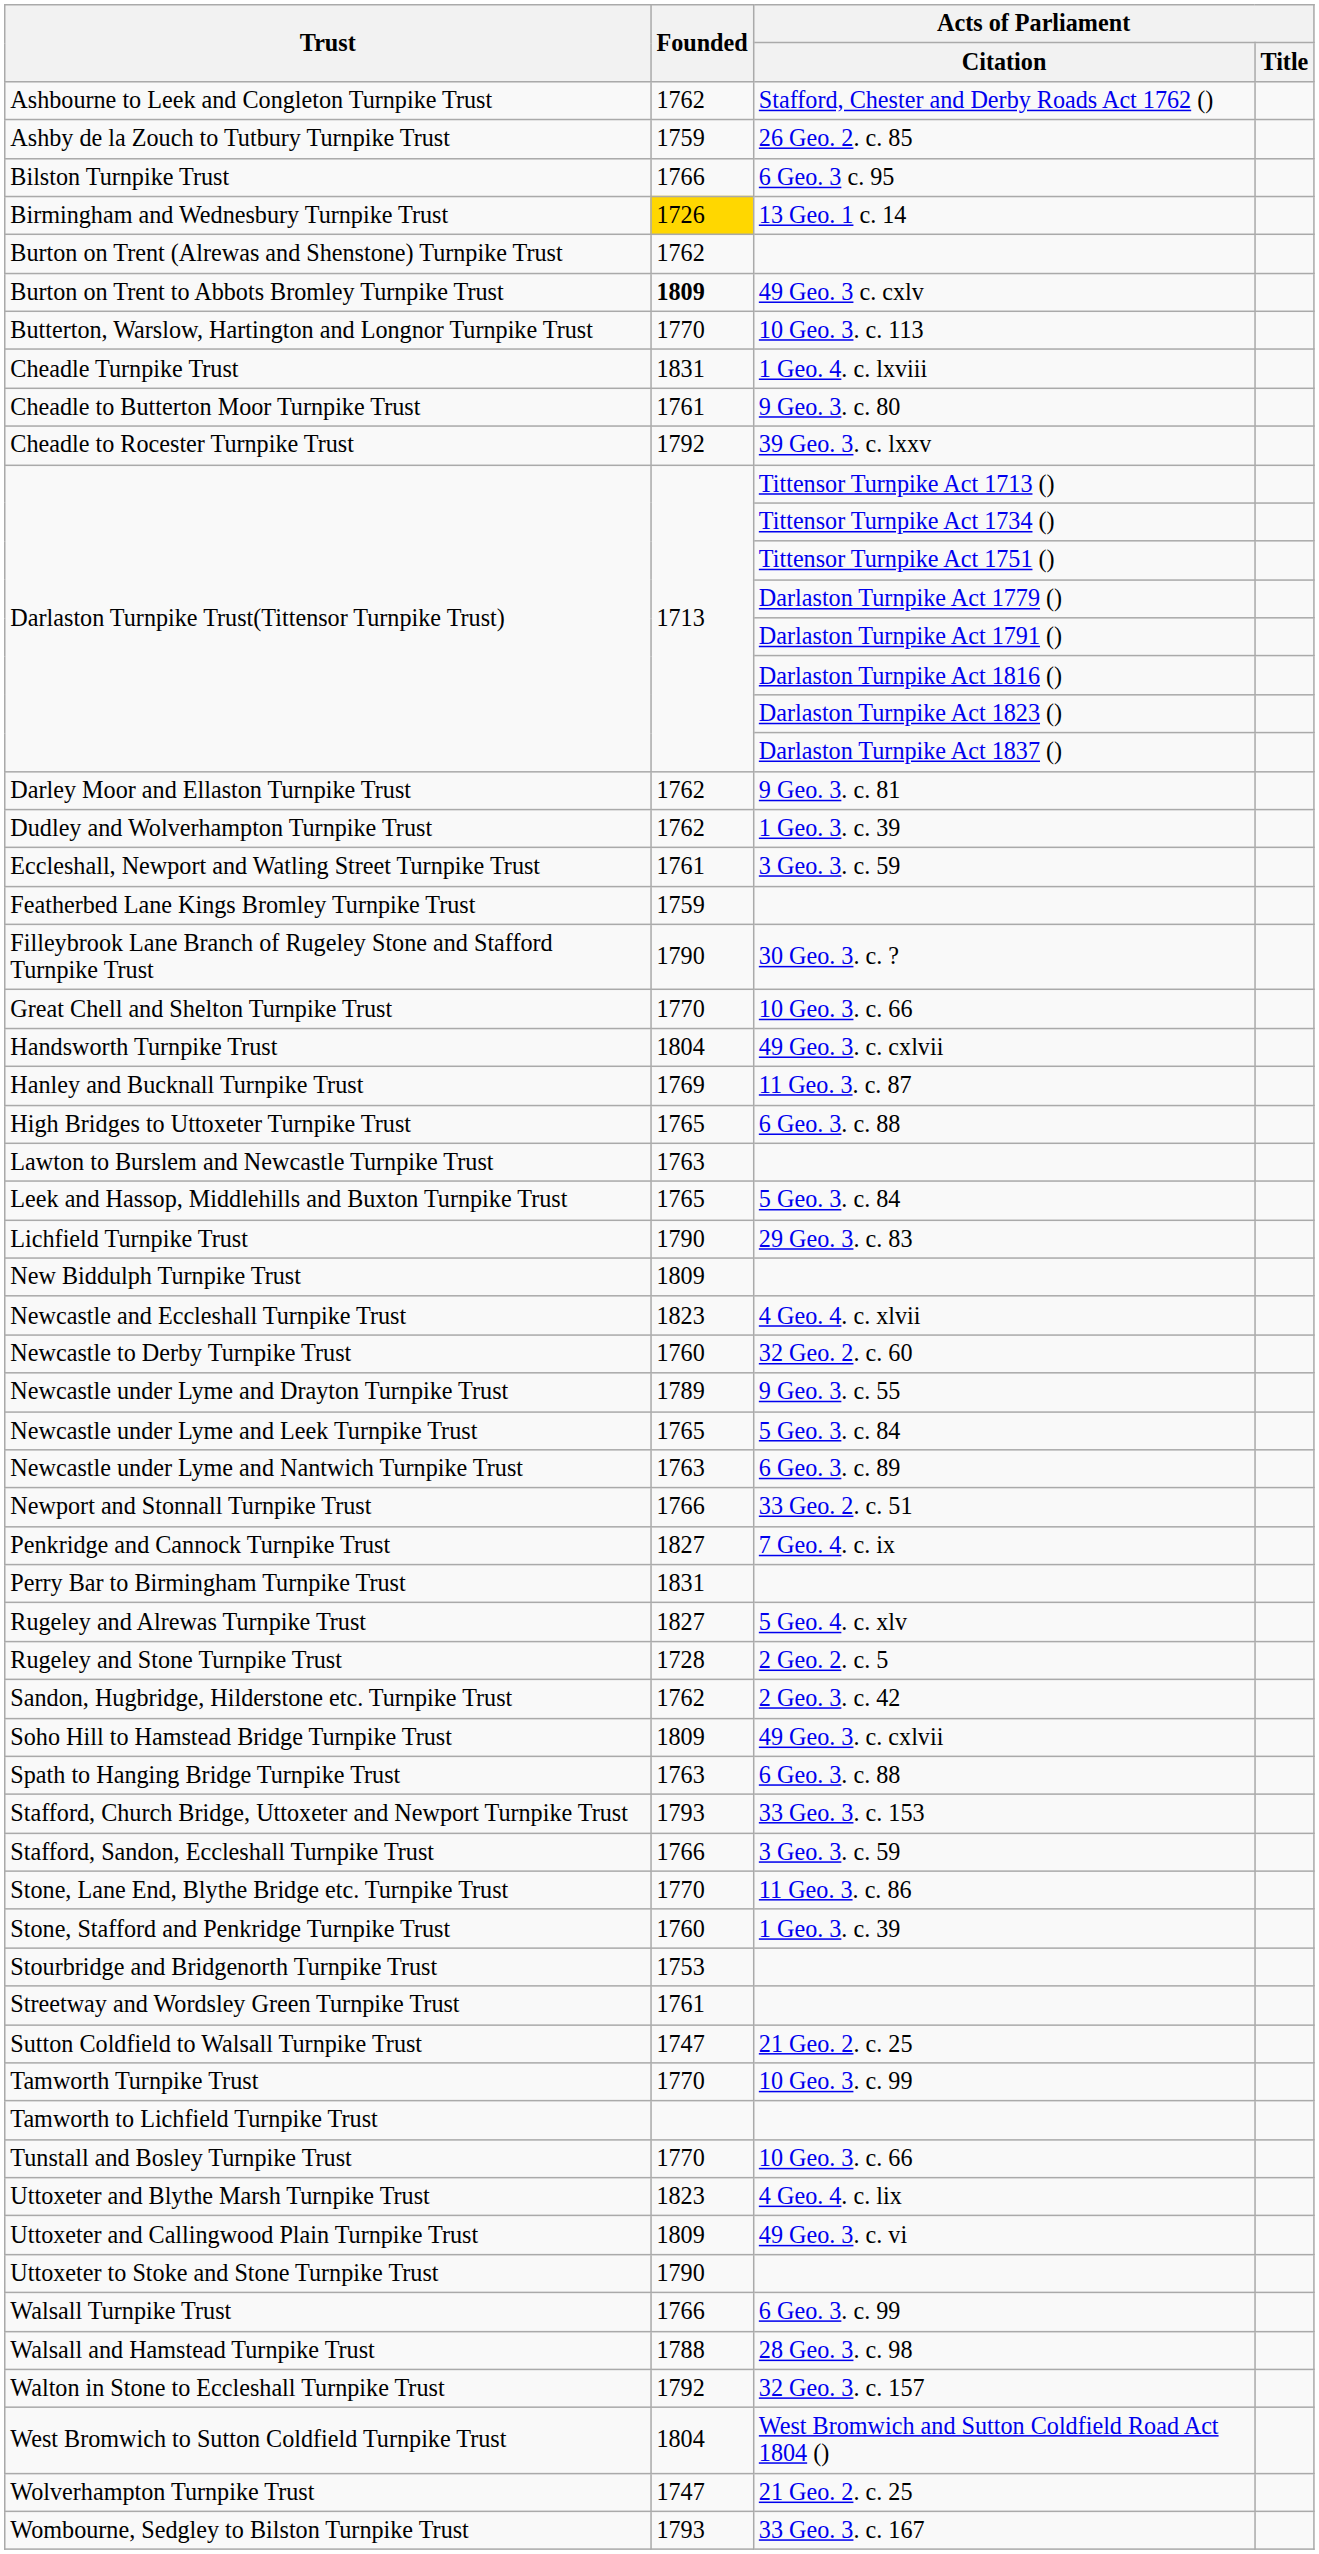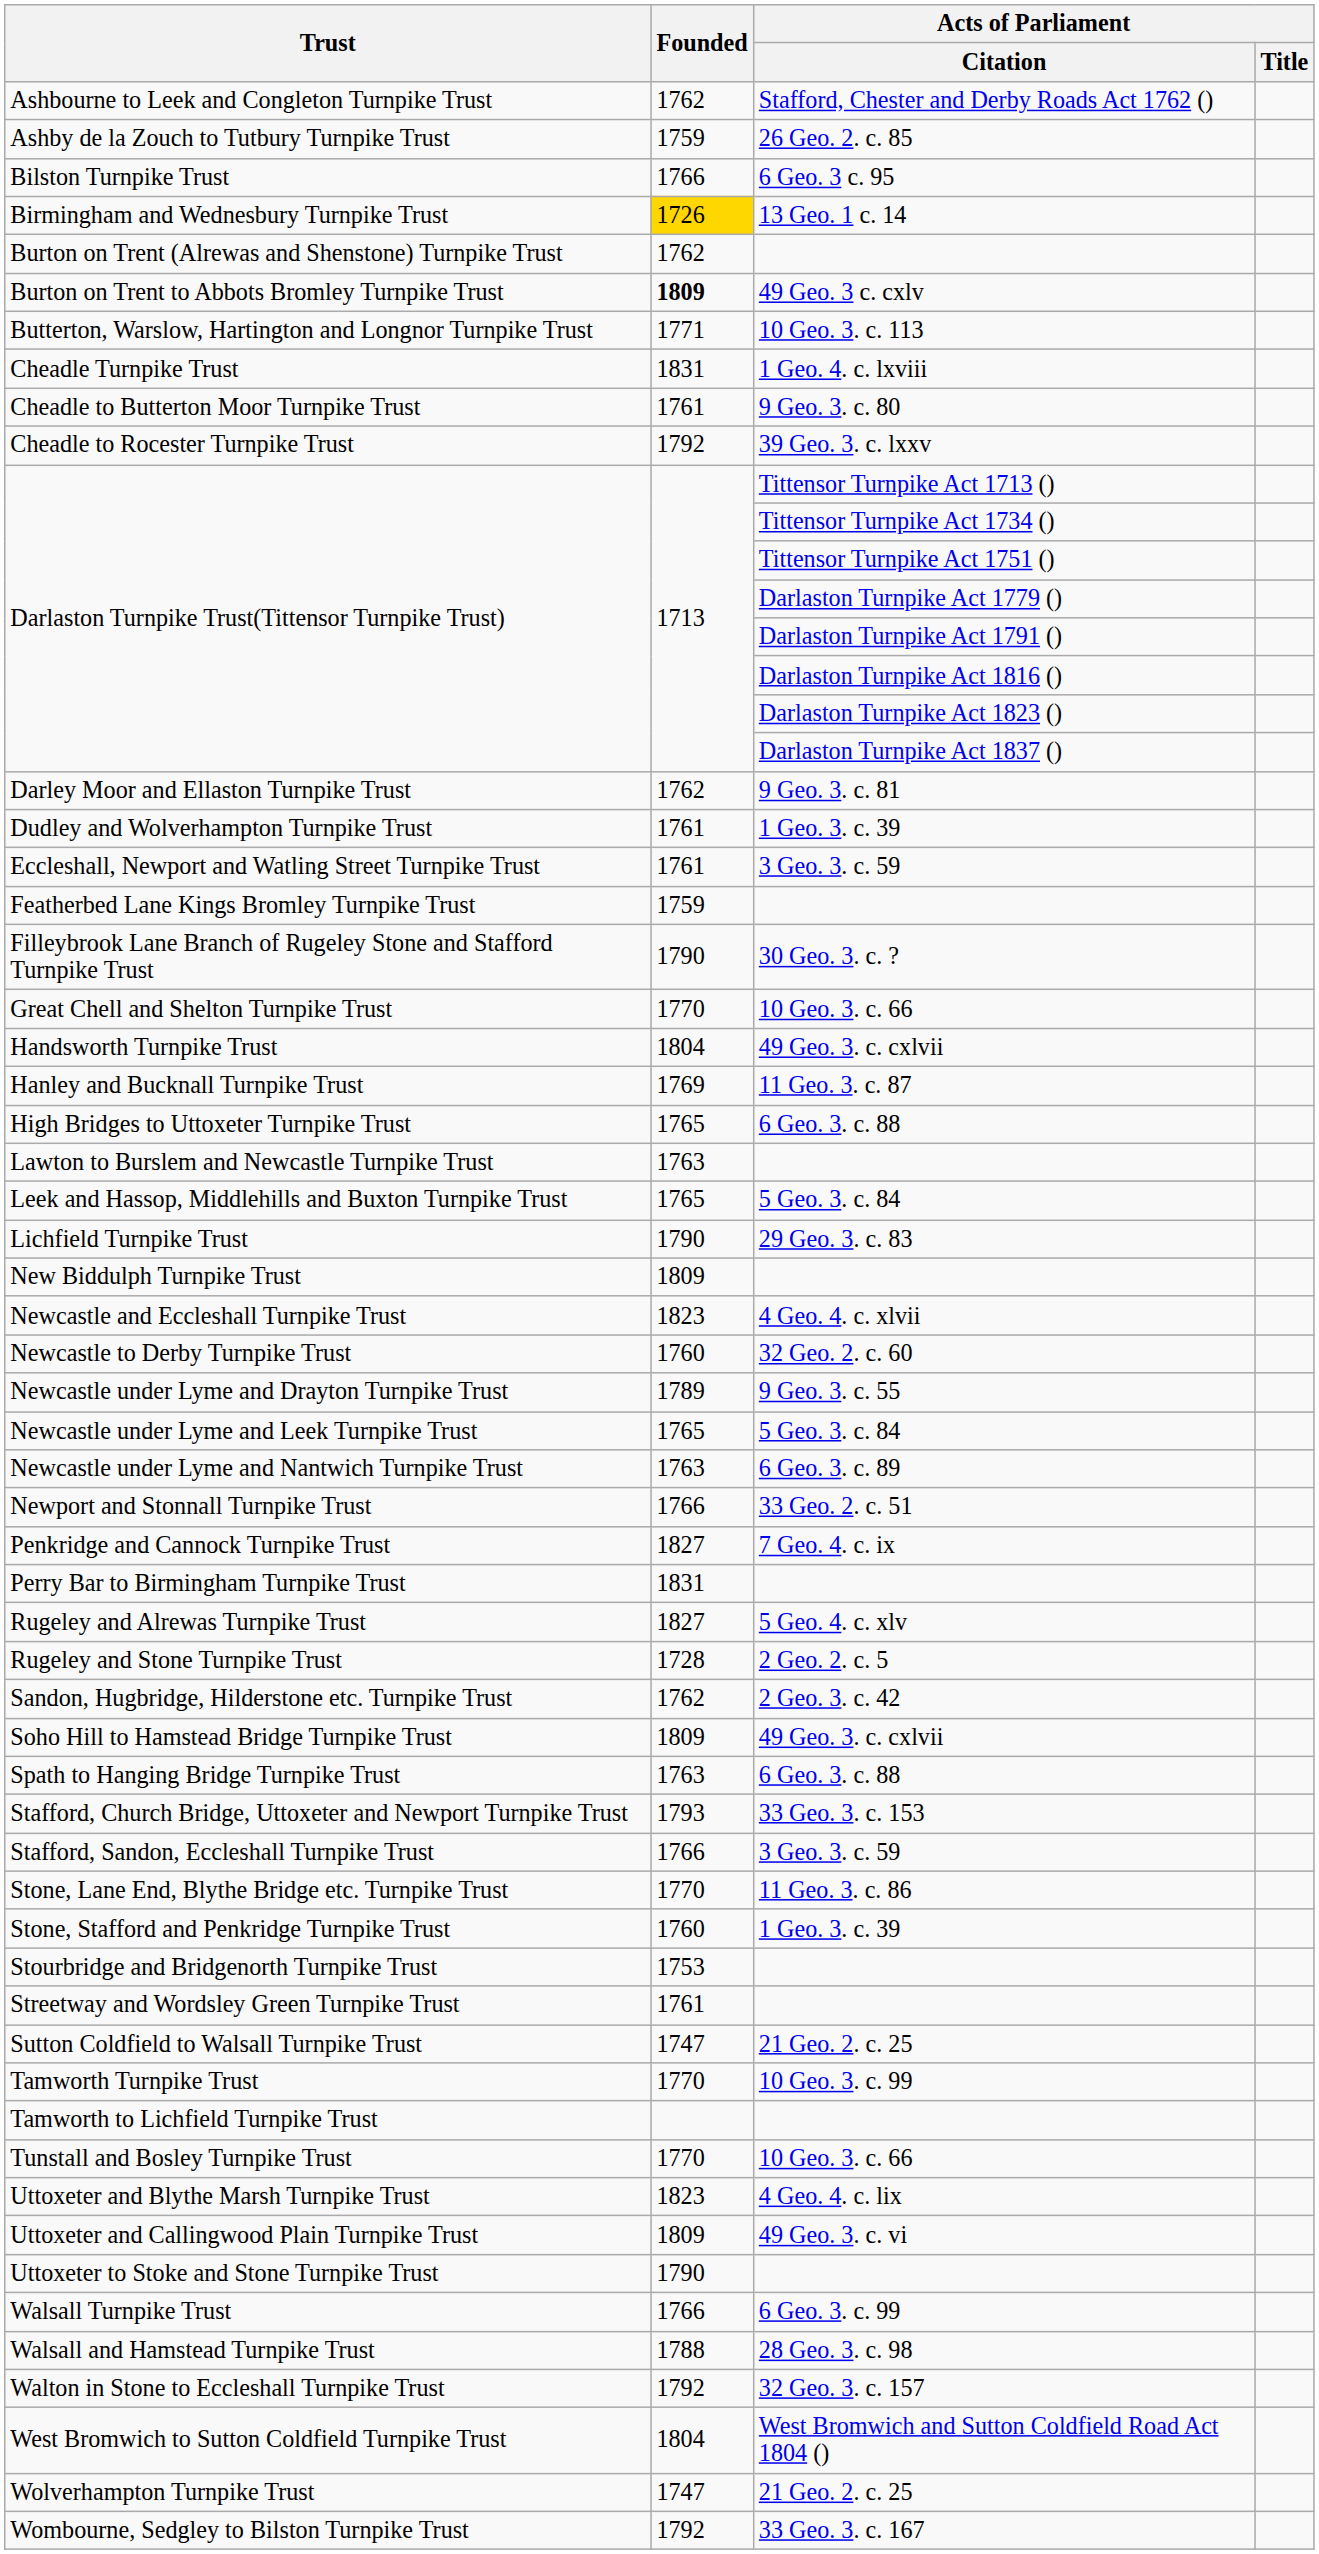(681, 330) 1770 -> (681, 330) 1771
(681, 828) 1762 -> (681, 828) 1761
(681, 2530) 1793 -> (681, 2530) 1792
